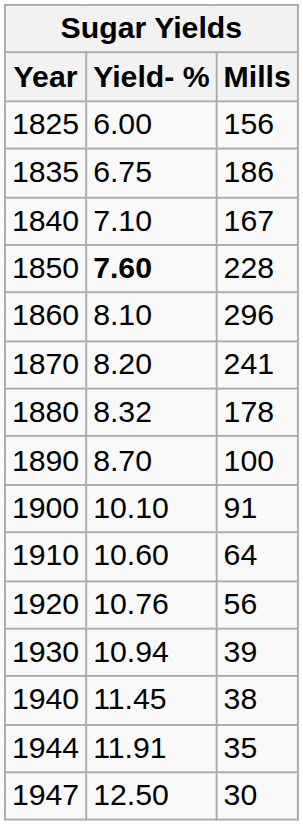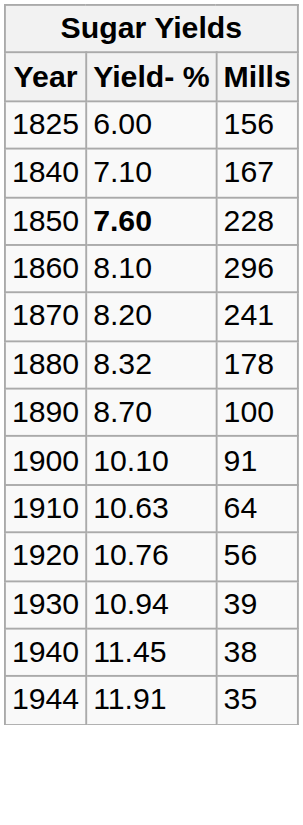- row: (46, 172)
(131, 556) 10.60 -> (131, 508) 10.63
- row: (46, 795)
